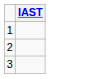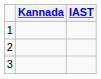+ column: (41, 13)
